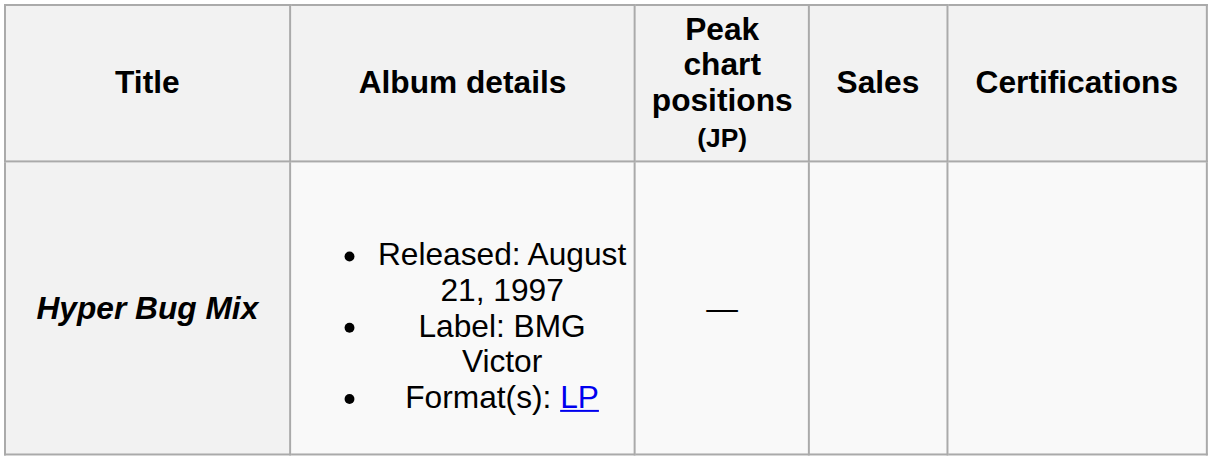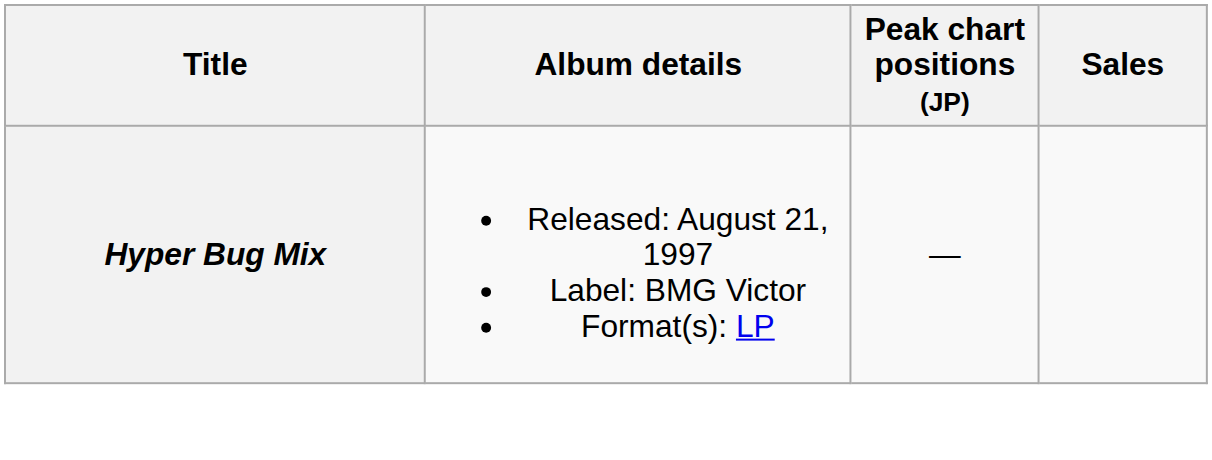- column: (1077, 83)
